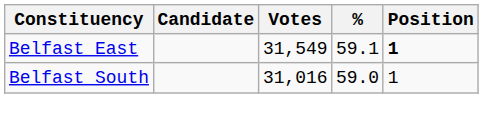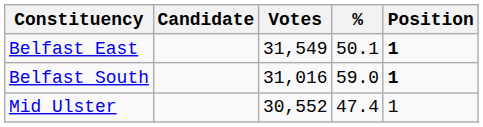(358, 49) 59.1 -> (358, 49) 50.1
(393, 78) normal -> (393, 78) bold
+ row: (63, 107)
